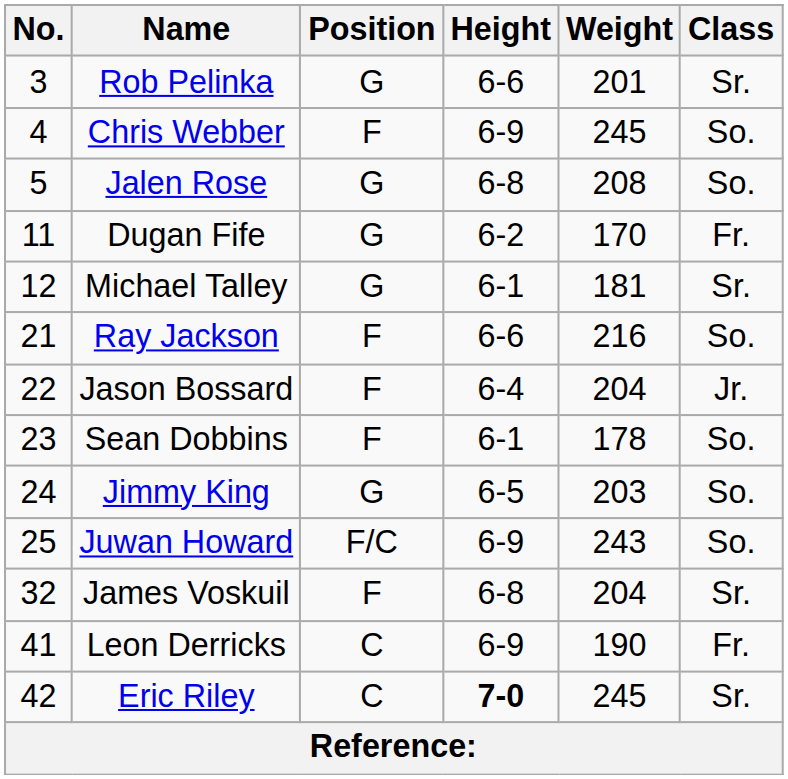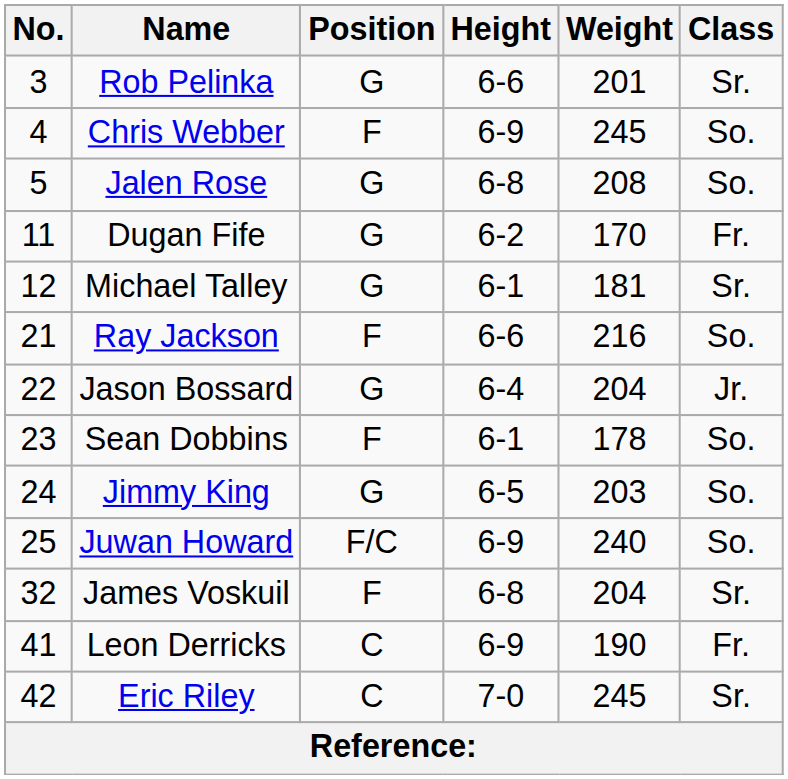(372, 388) F -> (372, 388) G
(620, 542) 243 -> (620, 542) 240
(501, 696) bold -> (501, 696) normal
